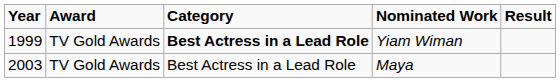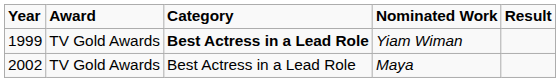(25, 65) 2003 -> (25, 65) 2002
